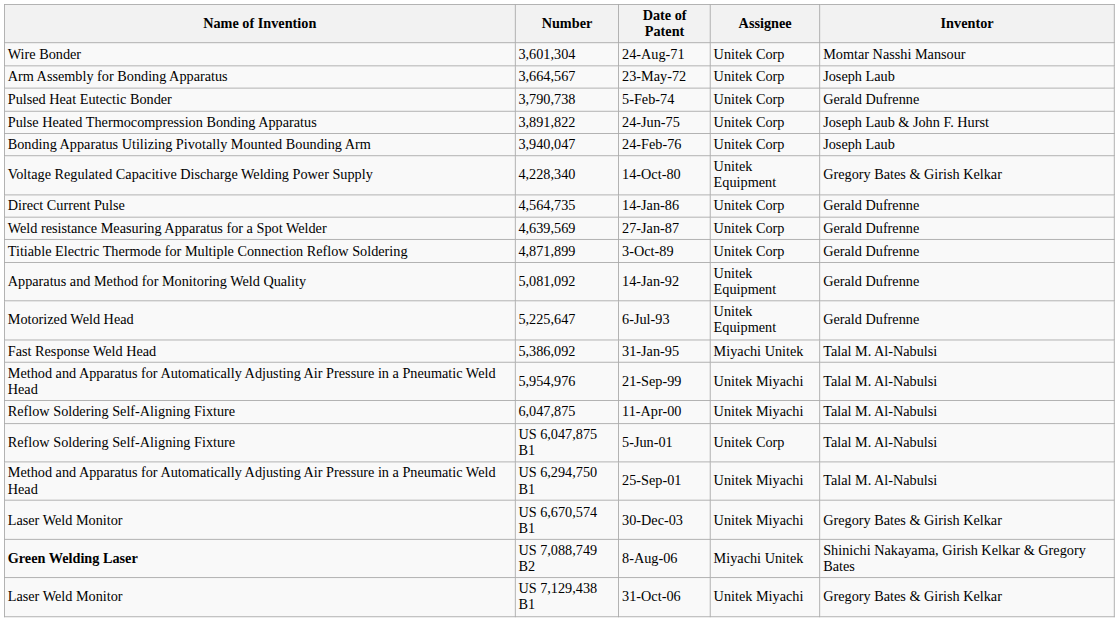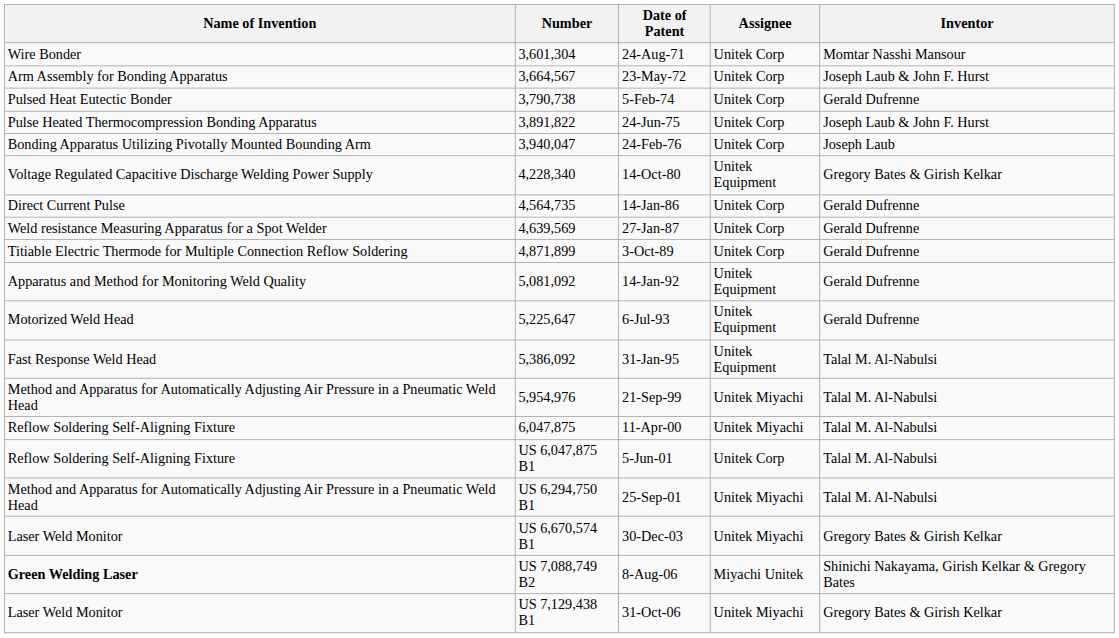(859, 76) Joseph Laub -> (906, 76) Joseph Laub & John F. Hurst
(759, 350) Miyachi Unitek -> (745, 358) Unitek Equipment
